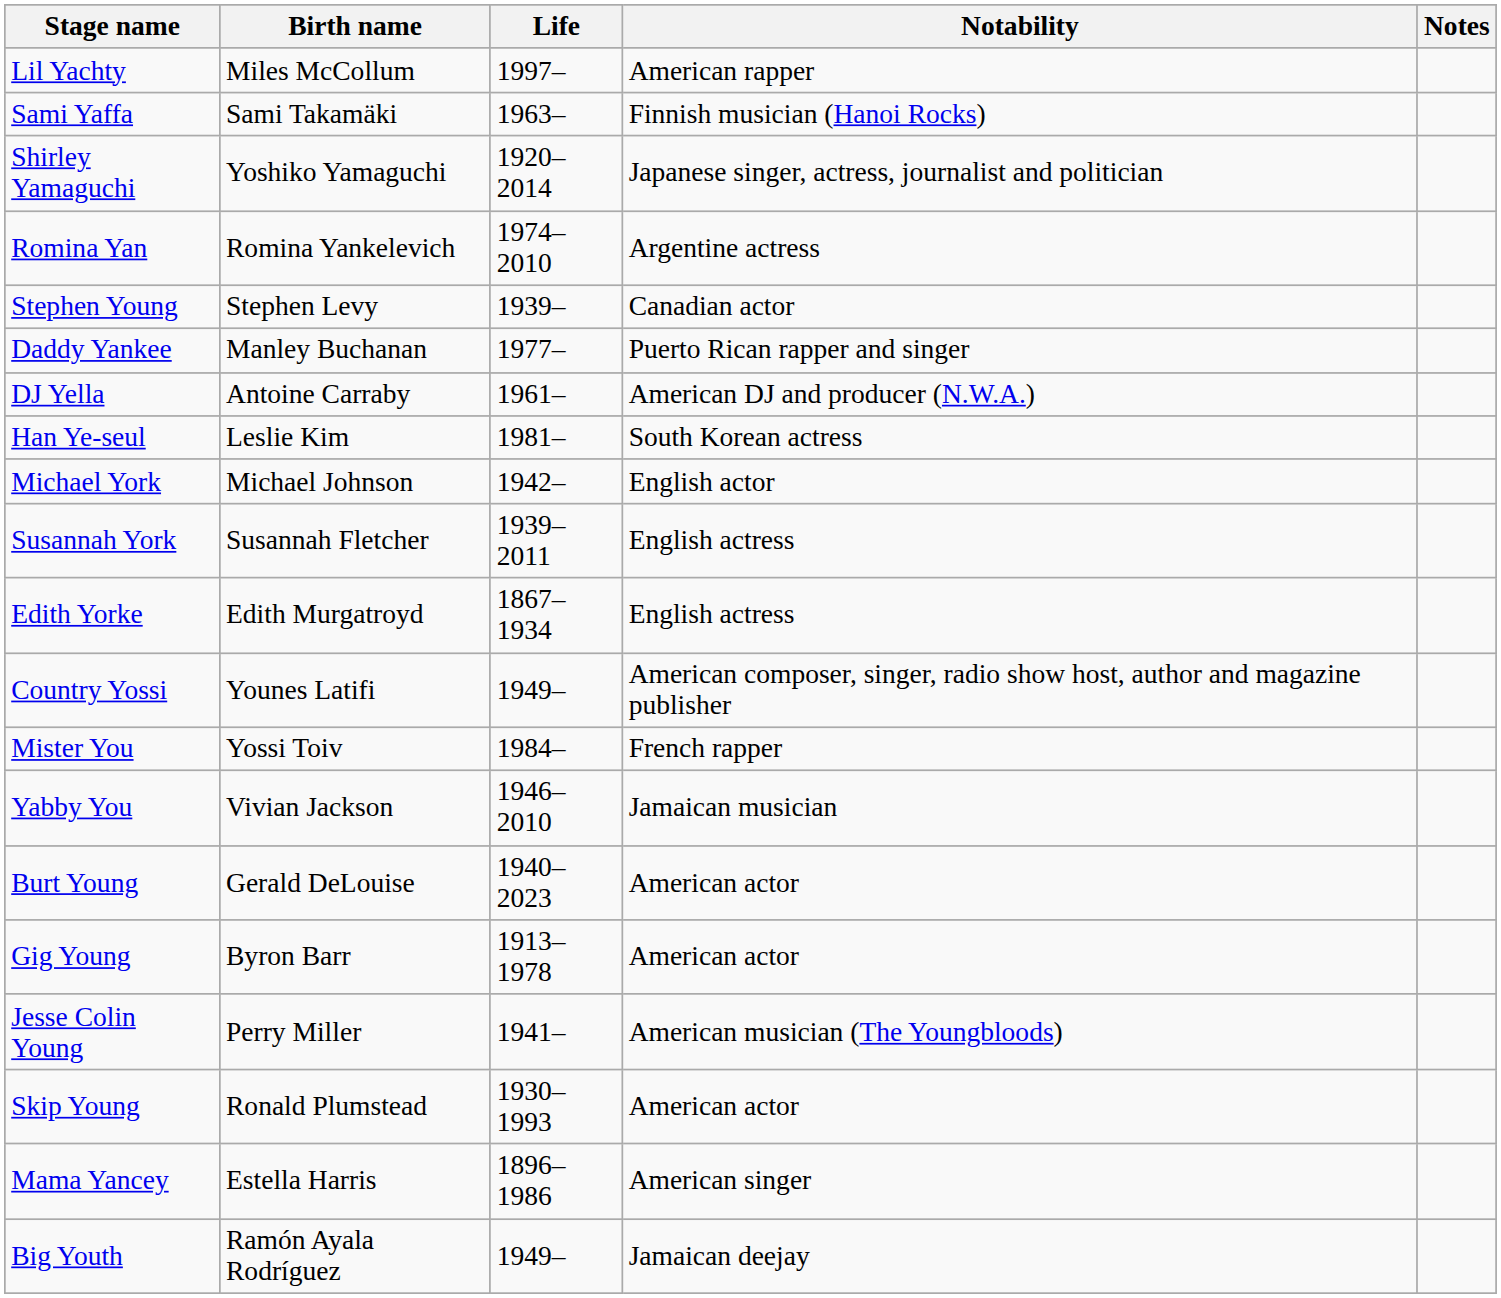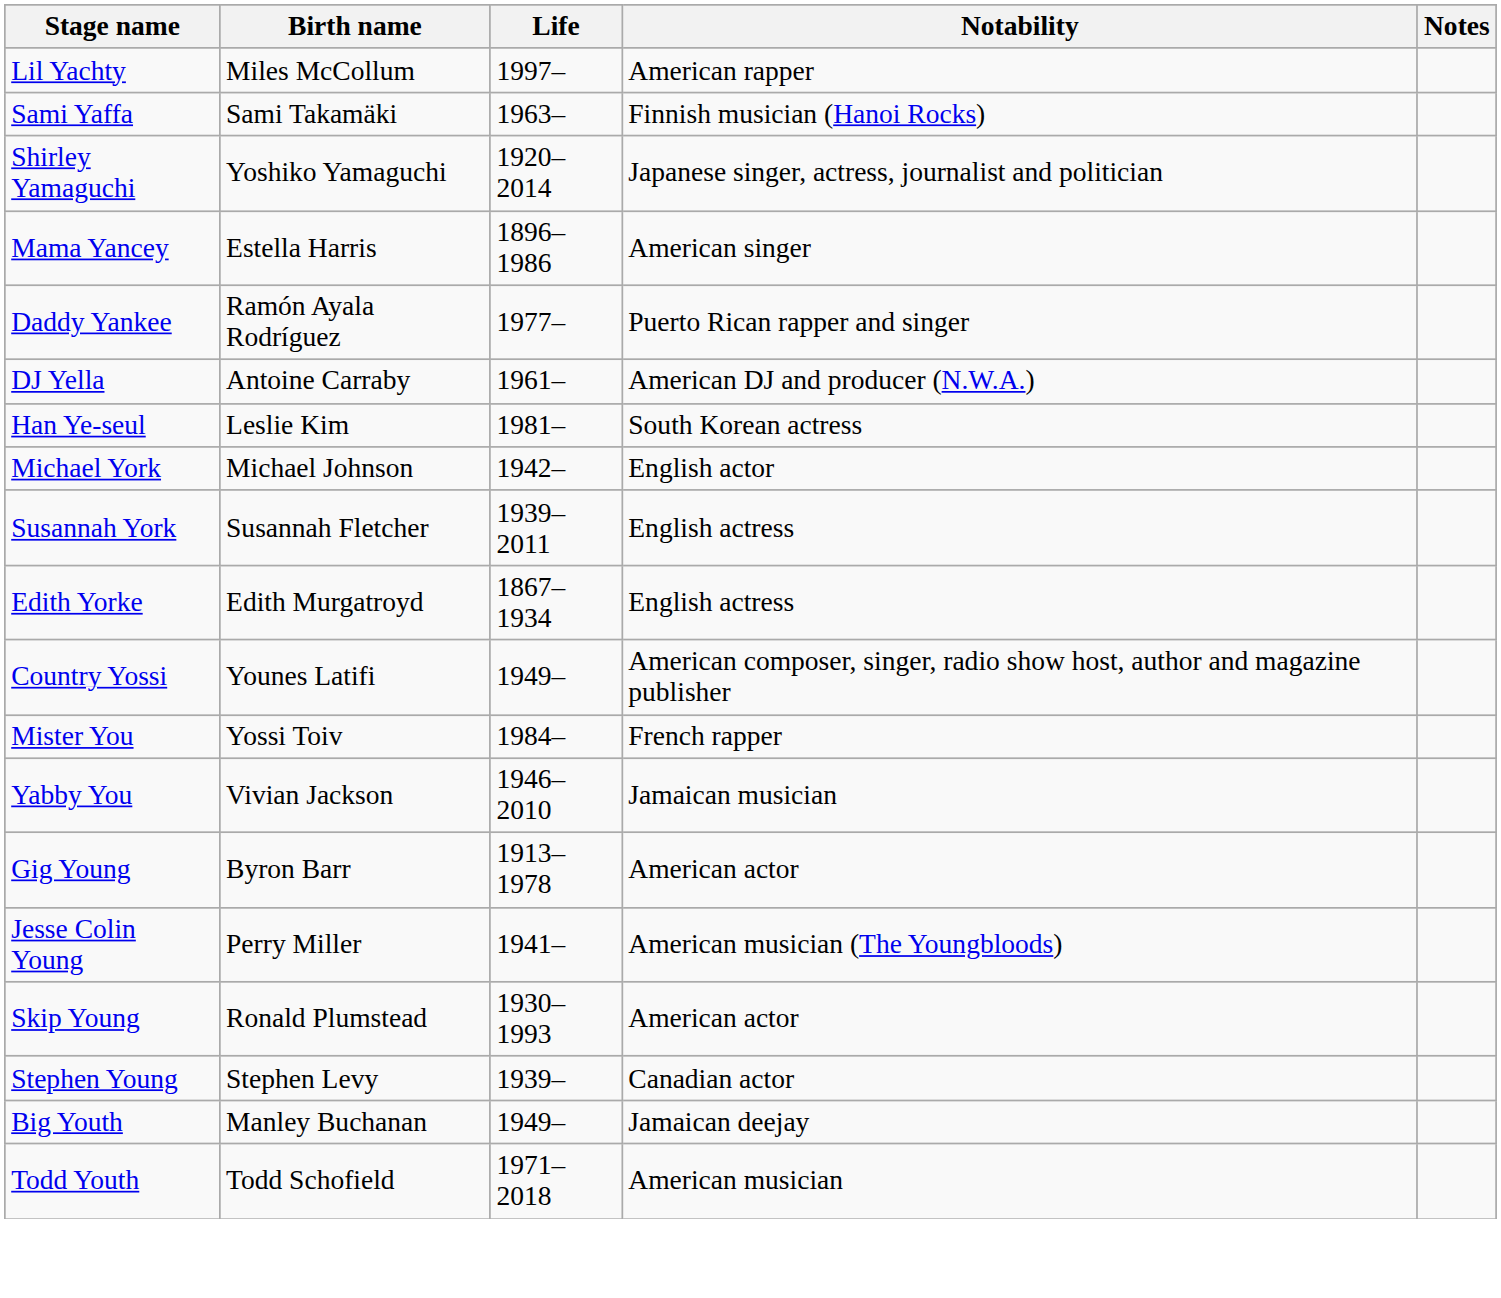- row: (79, 247)
rows swapped: (90, 1180) <-> (95, 306)
(327, 350) Manley Buchanan -> (300, 321) Ramón Ayala Rodríguez
- row: (75, 882)
(300, 1255) Ramón Ayala Rodríguez -> (327, 1121) Manley Buchanan
+ row: (75, 1180)
